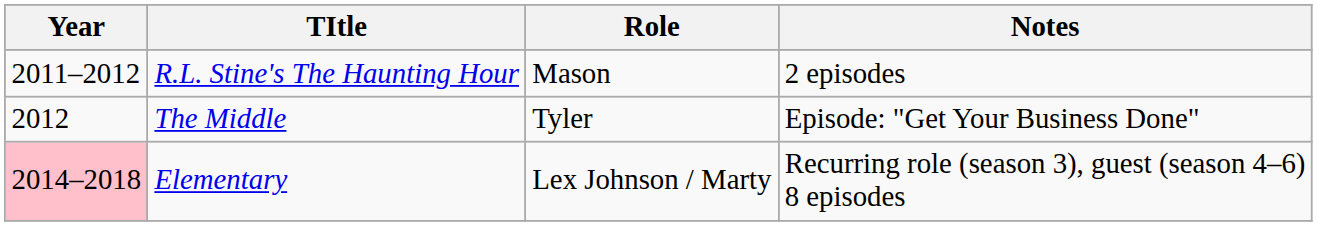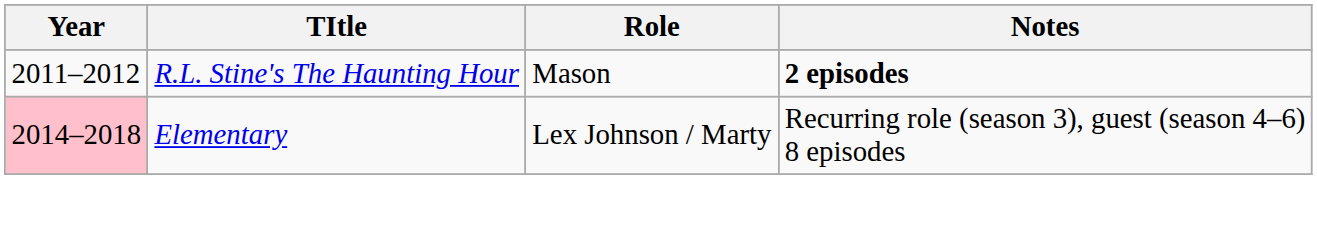(845, 73) normal -> (847, 73) bold
- row: (220, 118)
